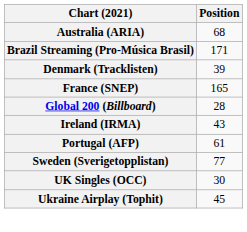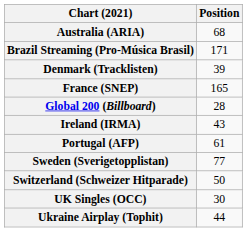+ row: (100, 180)
(219, 198) 45 -> (219, 217) 44
